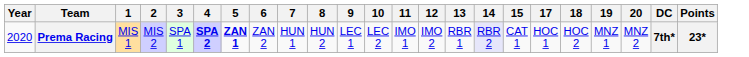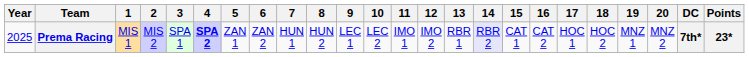+ column: (543, 13)
(20, 37) 2020 -> (20, 37) 2025
(235, 37) bold -> (235, 37) normal
